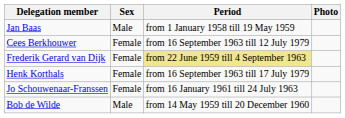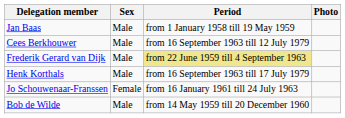(127, 43) Female -> (123, 43) Male
(127, 58) Female -> (123, 58) Male
(127, 74) Female -> (123, 74) Male
